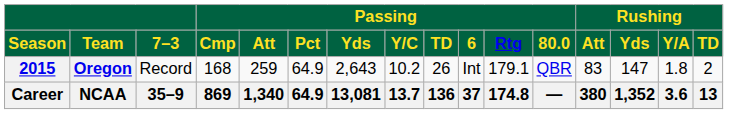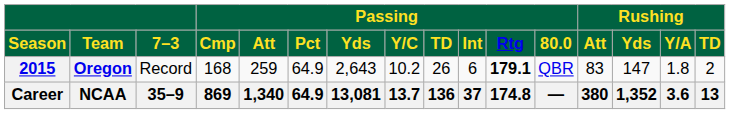(472, 43) 6 -> (472, 43) Int
(472, 69) Int -> (472, 69) 6
(509, 69) normal -> (510, 69) bold
